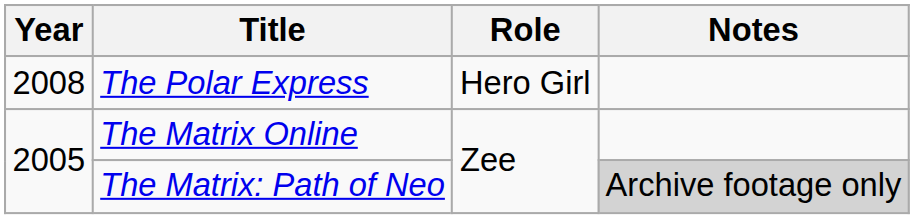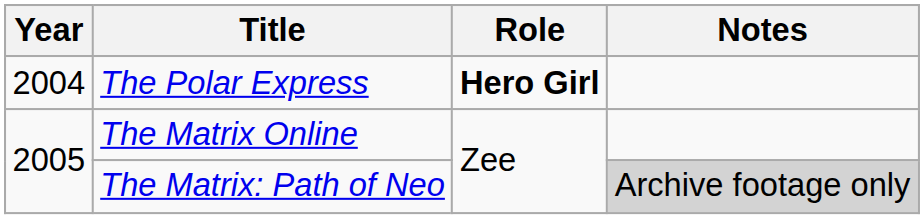(49, 82) 2008 -> (49, 82) 2004
(525, 82) normal -> (530, 82) bold
